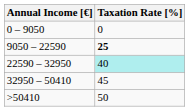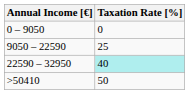(103, 47) bold -> (103, 47) normal
- row: (39, 81)
